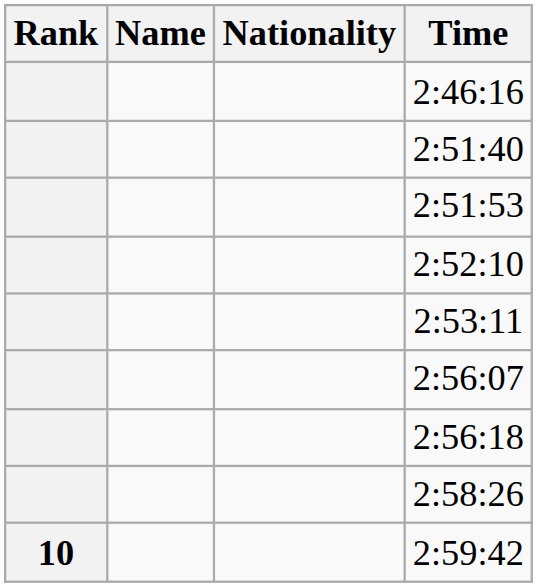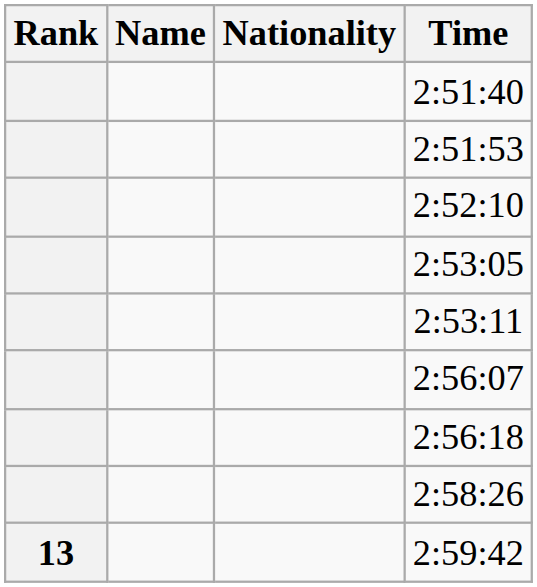- row: (468, 90)
+ row: (468, 263)
(56, 551) 10 -> (56, 551) 13
